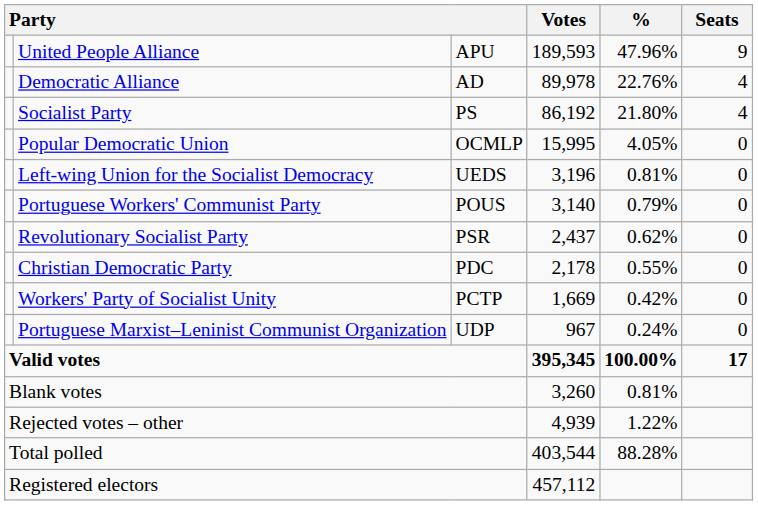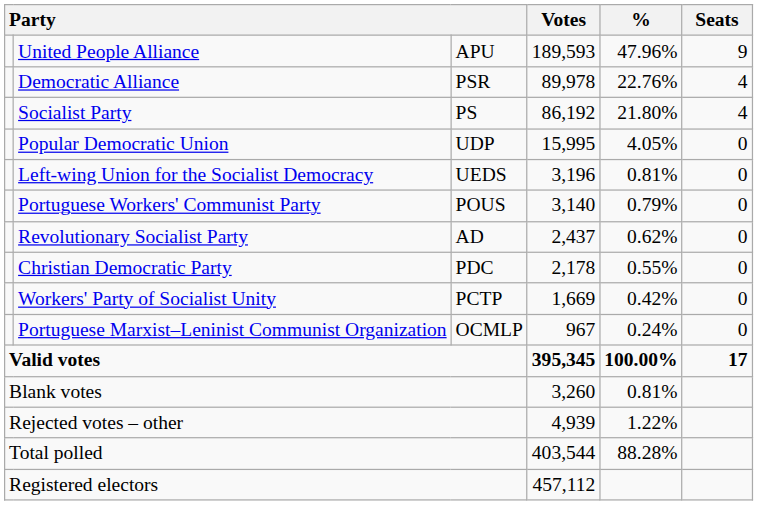(470, 81) AD -> (473, 81) PSR
(489, 143) OCMLP -> (475, 143) UDP
(473, 236) PSR -> (470, 236) AD
(475, 329) UDP -> (489, 329) OCMLP
